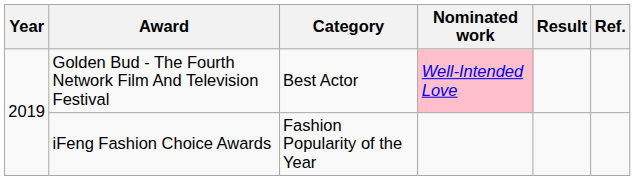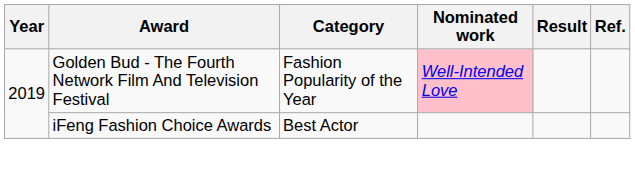(321, 80) Best Actor -> (343, 80) Fashion Popularity of the Year
(343, 144) Fashion Popularity of the Year -> (321, 125) Best Actor
